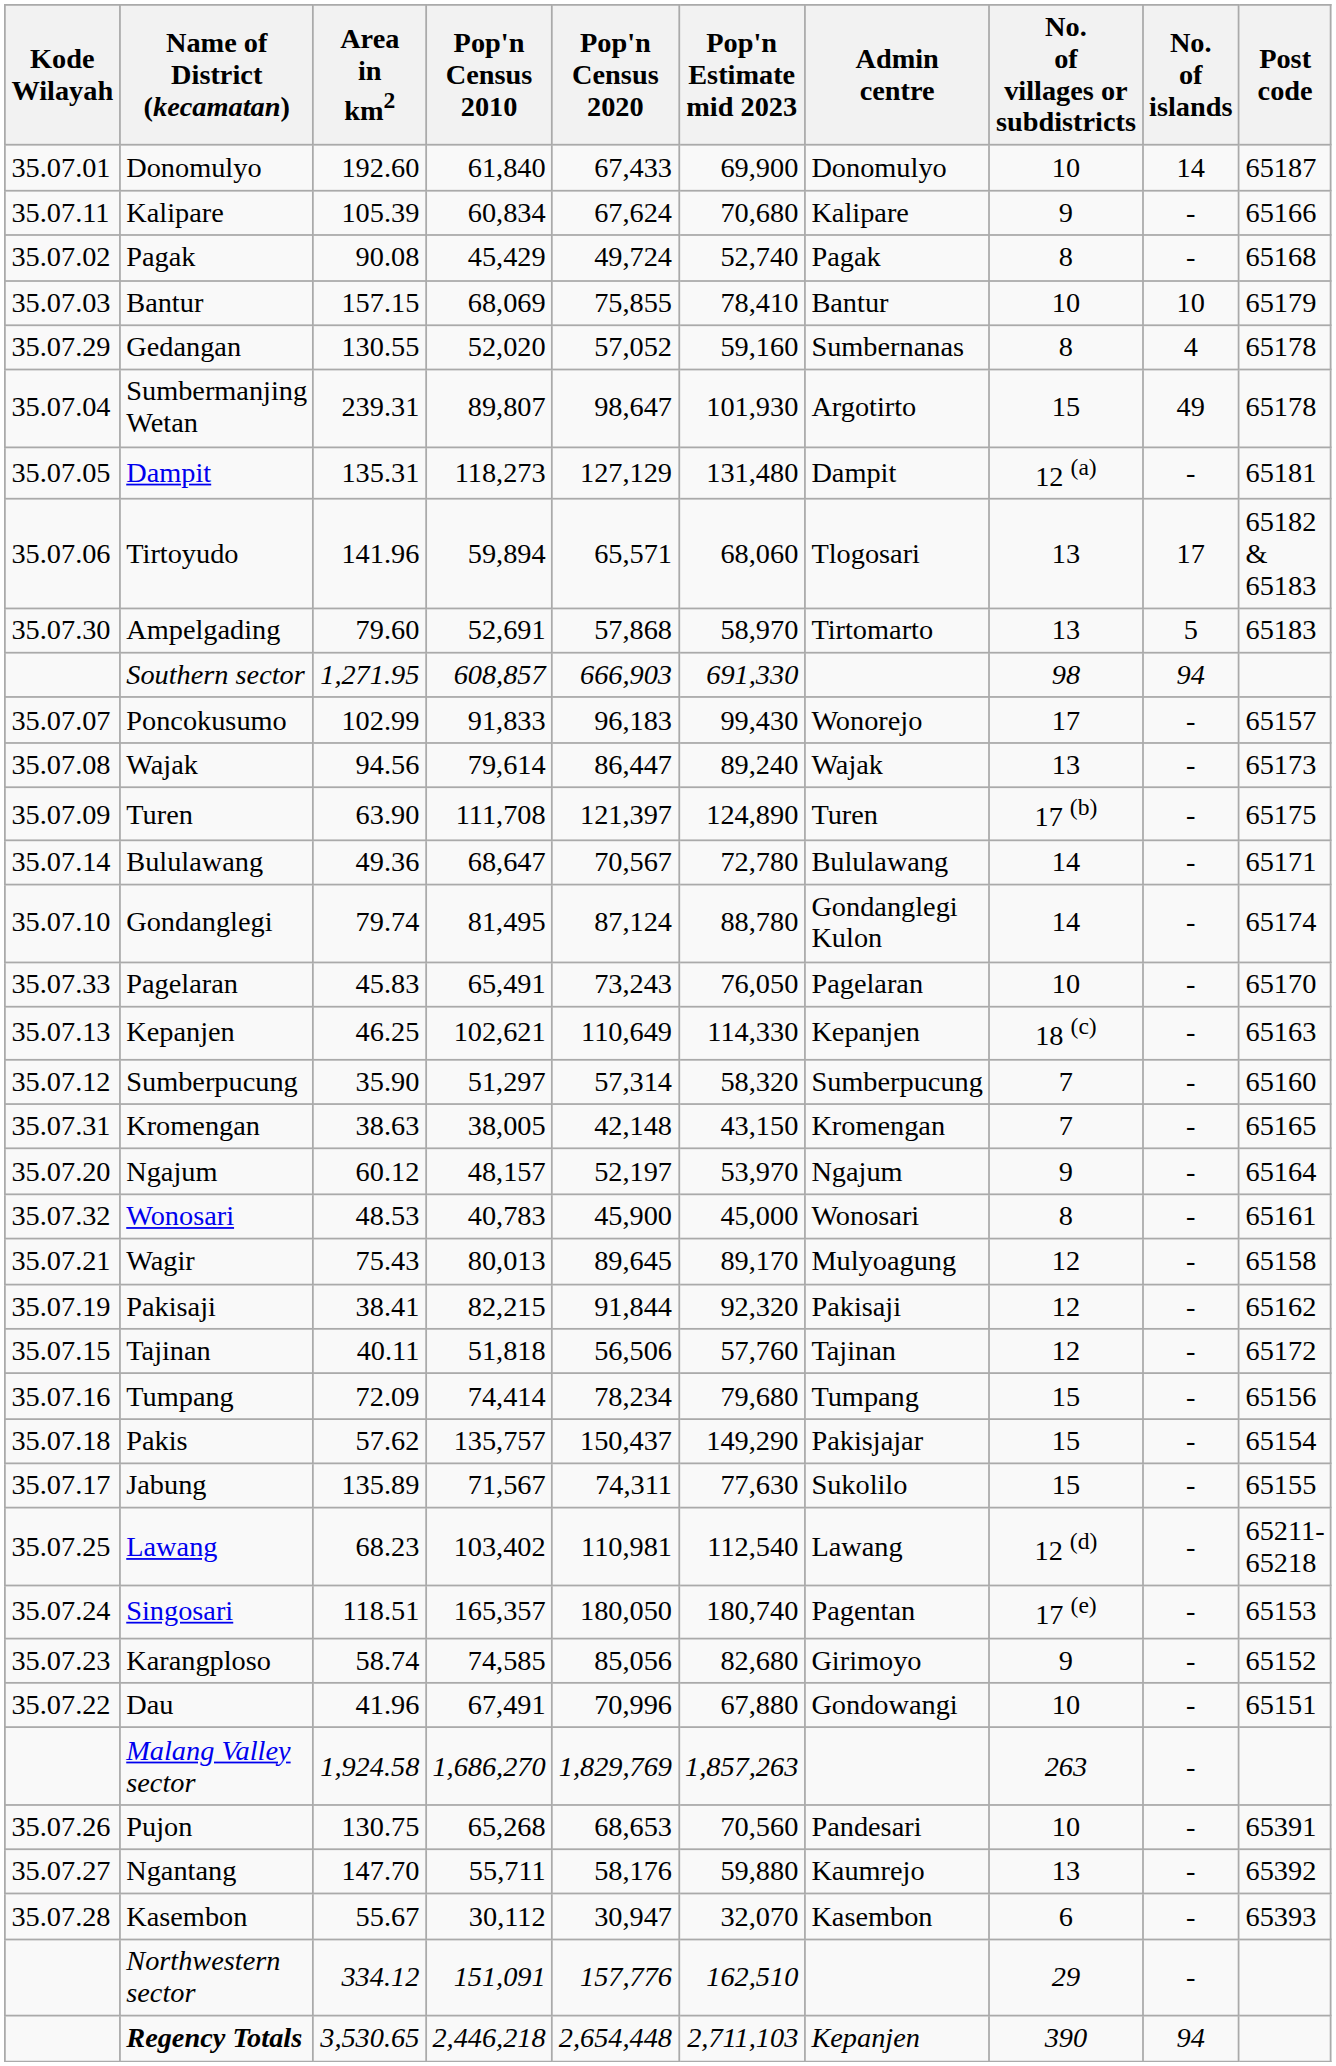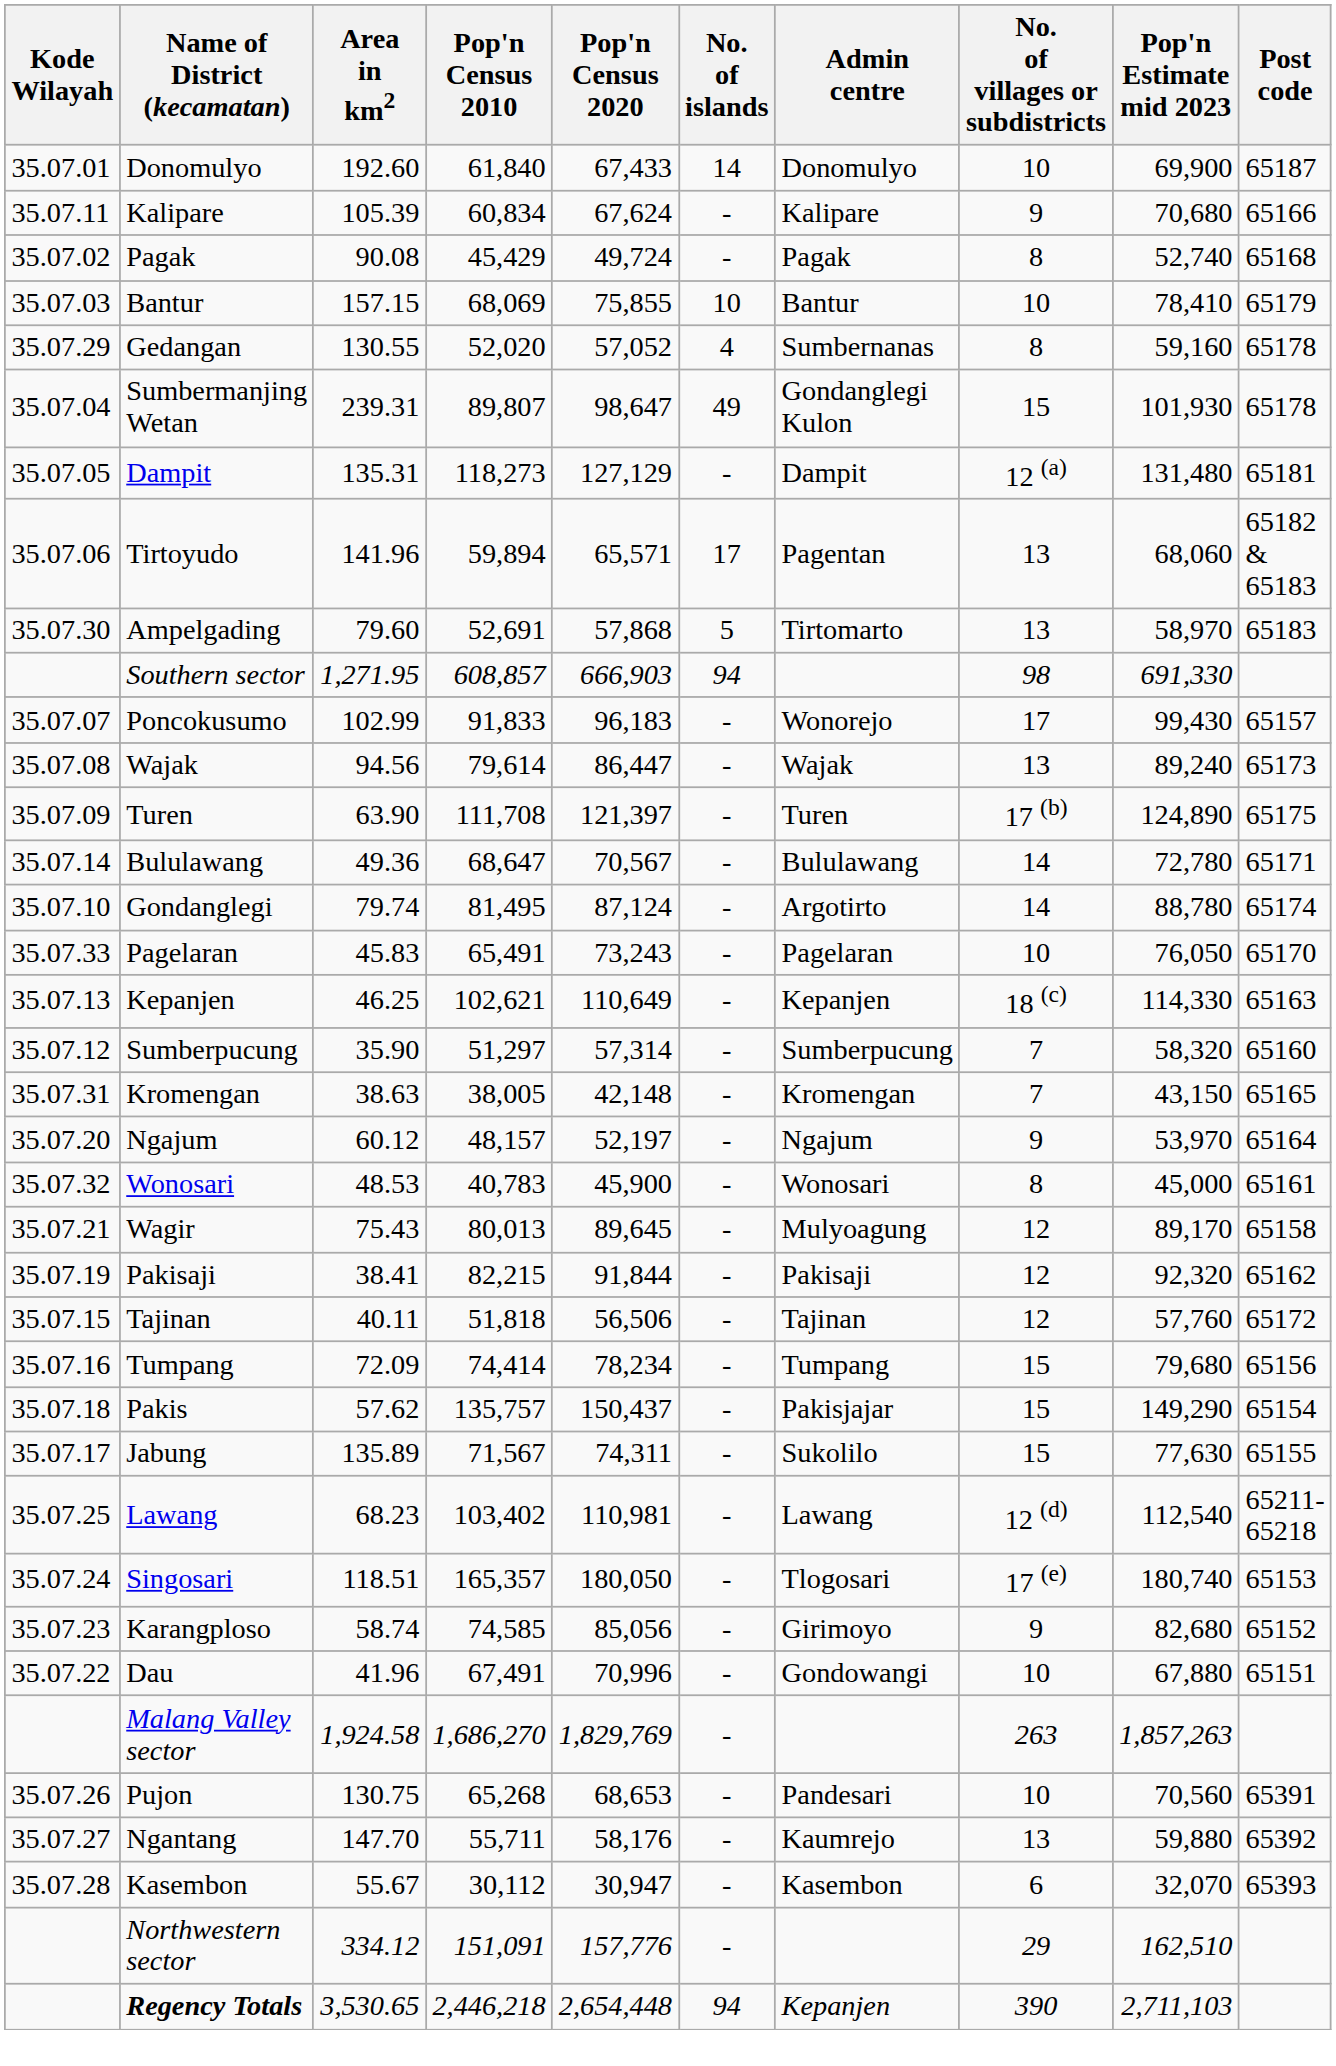columns swapped: (742, 74) <-> (1191, 74)
(864, 407) Argotirto -> (855, 407) Gondanglegi Kulon
(866, 553) Tlogosari -> (833, 553) Pagentan
(885, 923) Gondanglegi Kulon -> (834, 907) Argotirto
(863, 1611) Pagentan -> (836, 1579) Tlogosari
